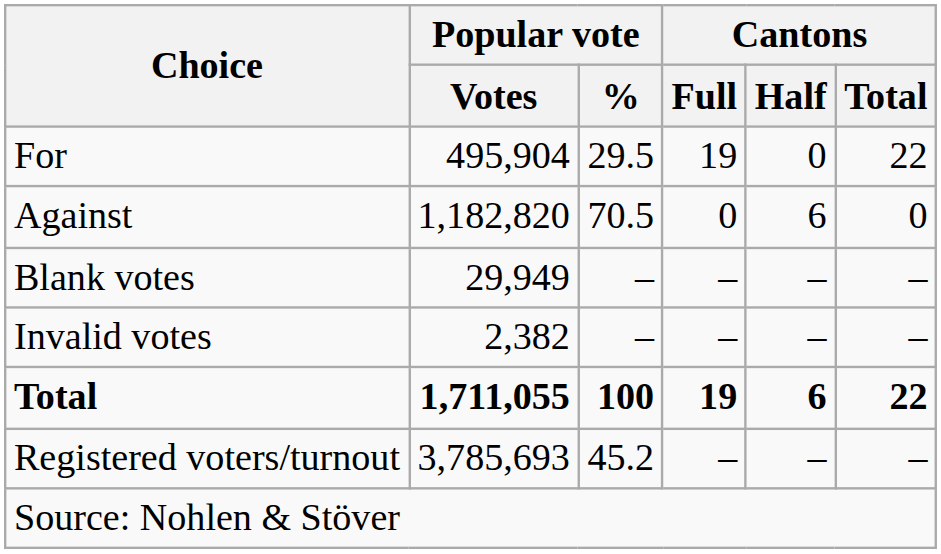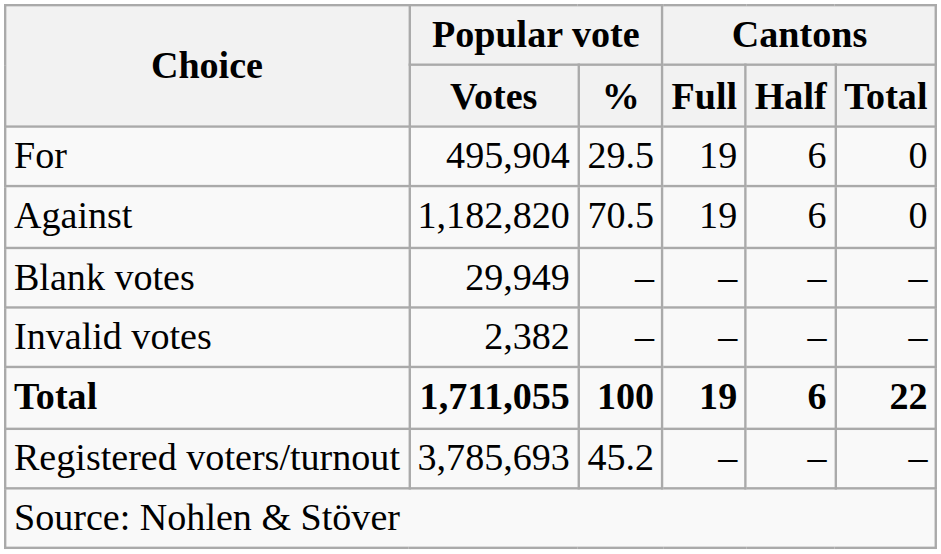(817, 155) 0 -> (817, 155) 6
(908, 155) 22 -> (918, 155) 0
(728, 215) 0 -> (718, 215) 19
